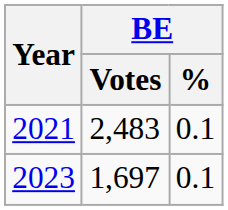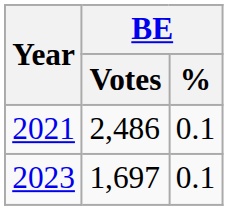(125, 128) 2,483 -> (125, 128) 2,486
